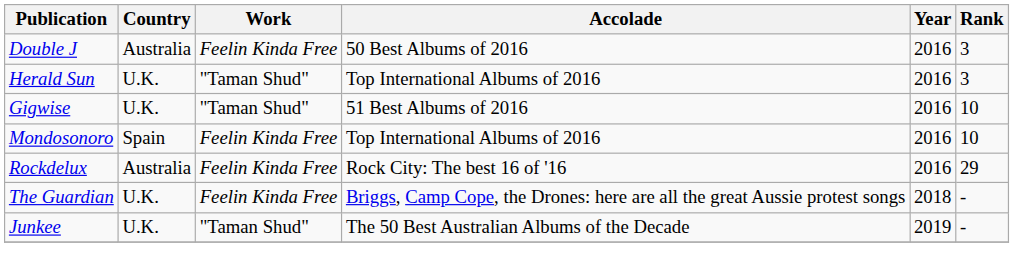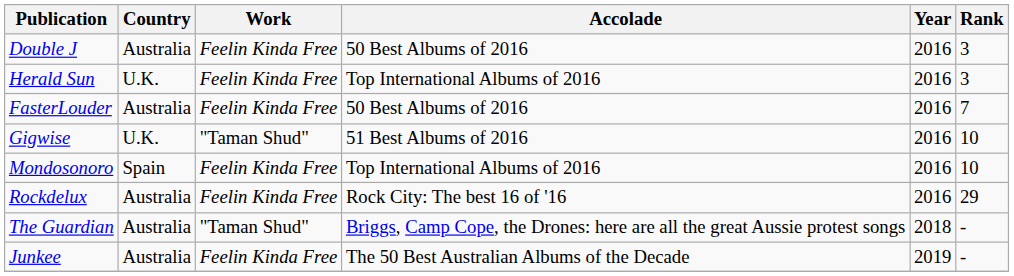(254, 78) "Taman Shud" -> (268, 78) Feelin Kinda Free
+ row: (60, 108)
(141, 197) U.K. -> (157, 227) Australia
(268, 197) Feelin Kinda Free -> (254, 227) "Taman Shud"
(141, 227) U.K. -> (157, 256) Australia
(254, 227) "Taman Shud" -> (268, 256) Feelin Kinda Free
